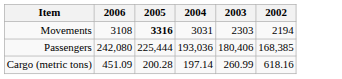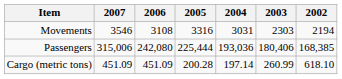+ column: (115, 13)
(162, 30) bold -> (202, 30) normal
(279, 64) 618.16 -> (319, 64) 618.10
